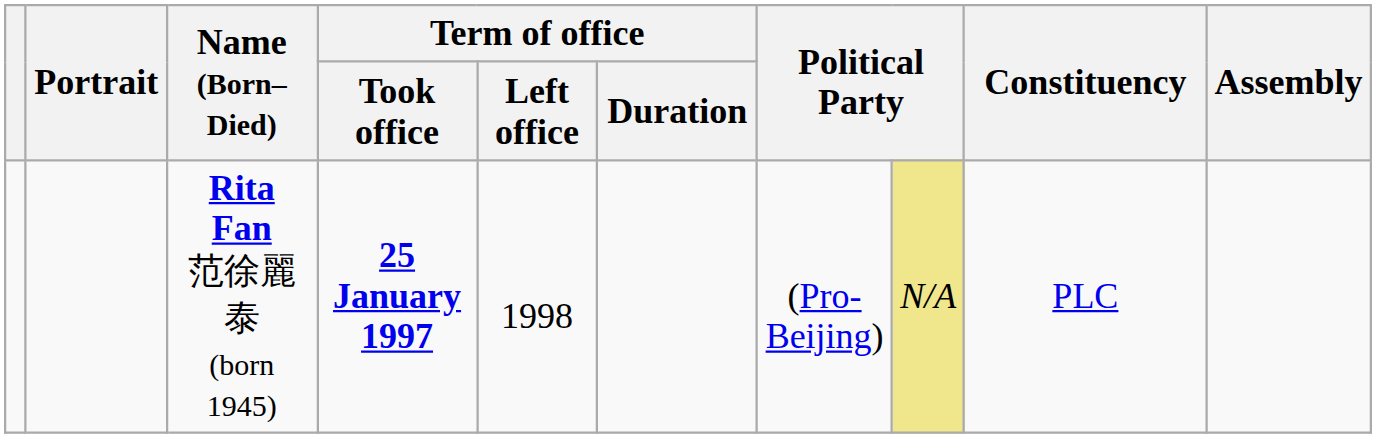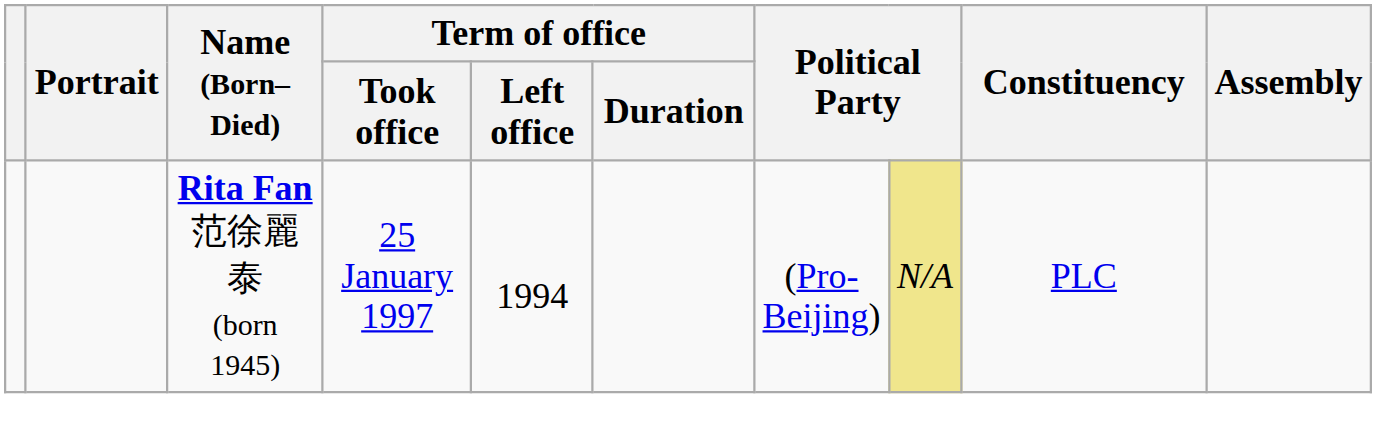(397, 295) bold -> (397, 275) normal
(537, 315) 1998 -> (532, 295) 1994
